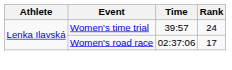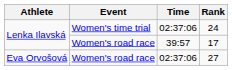(176, 28) 39:57 -> (178, 28) 02:37:06
(176, 43) 02:37:06 -> (178, 43) 39:57
+ row: (213, 58)
